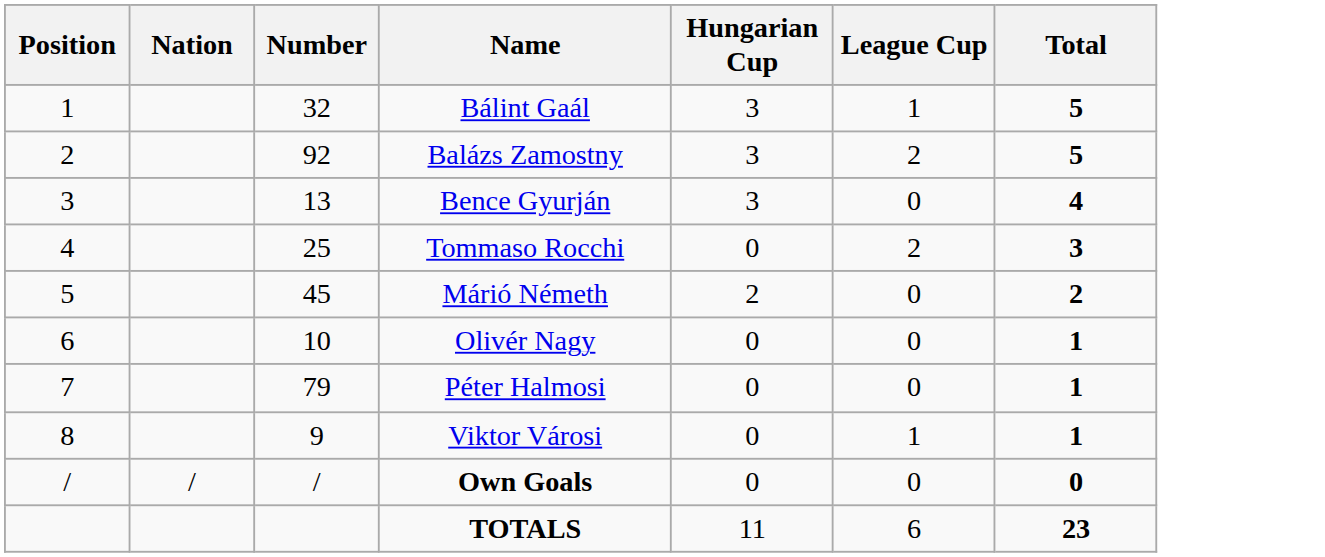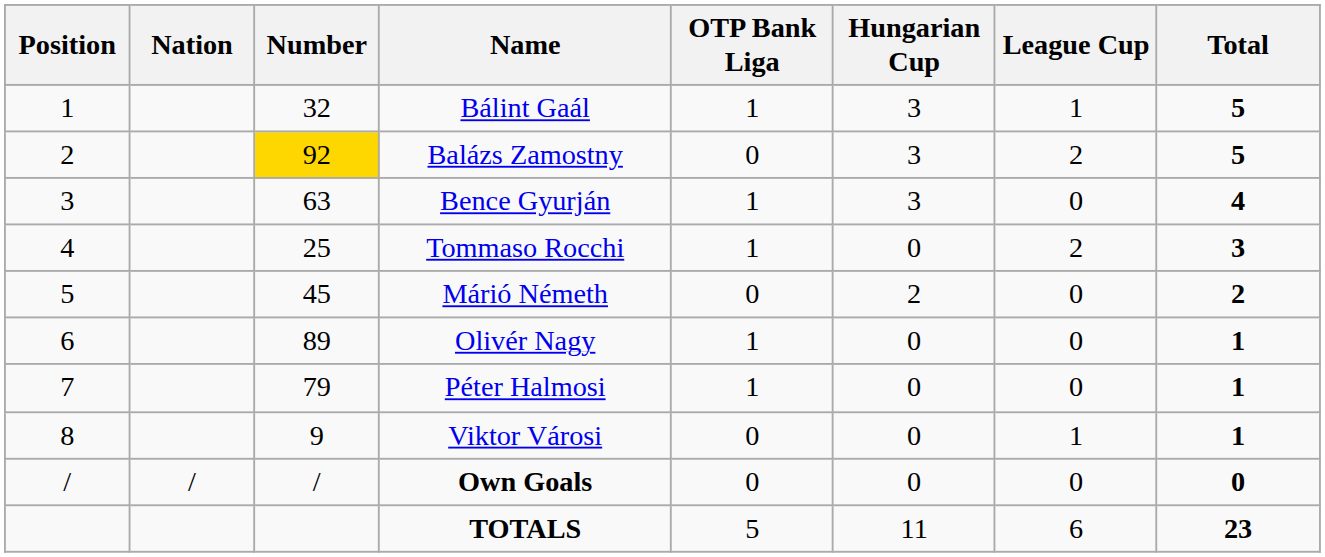+ column: (752, 44)
(317, 154) no background -> (317, 154) gold background
(317, 201) 13 -> (317, 201) 63
(317, 341) 10 -> (317, 341) 89
